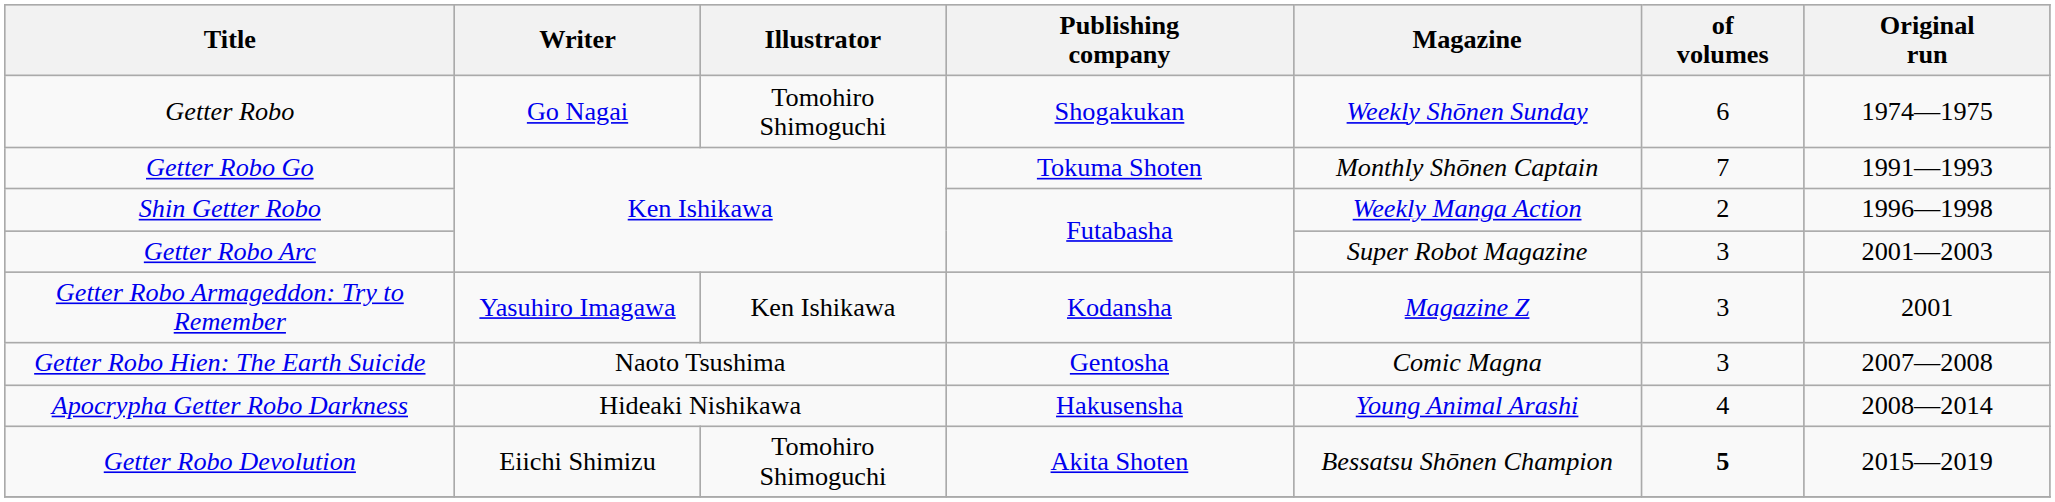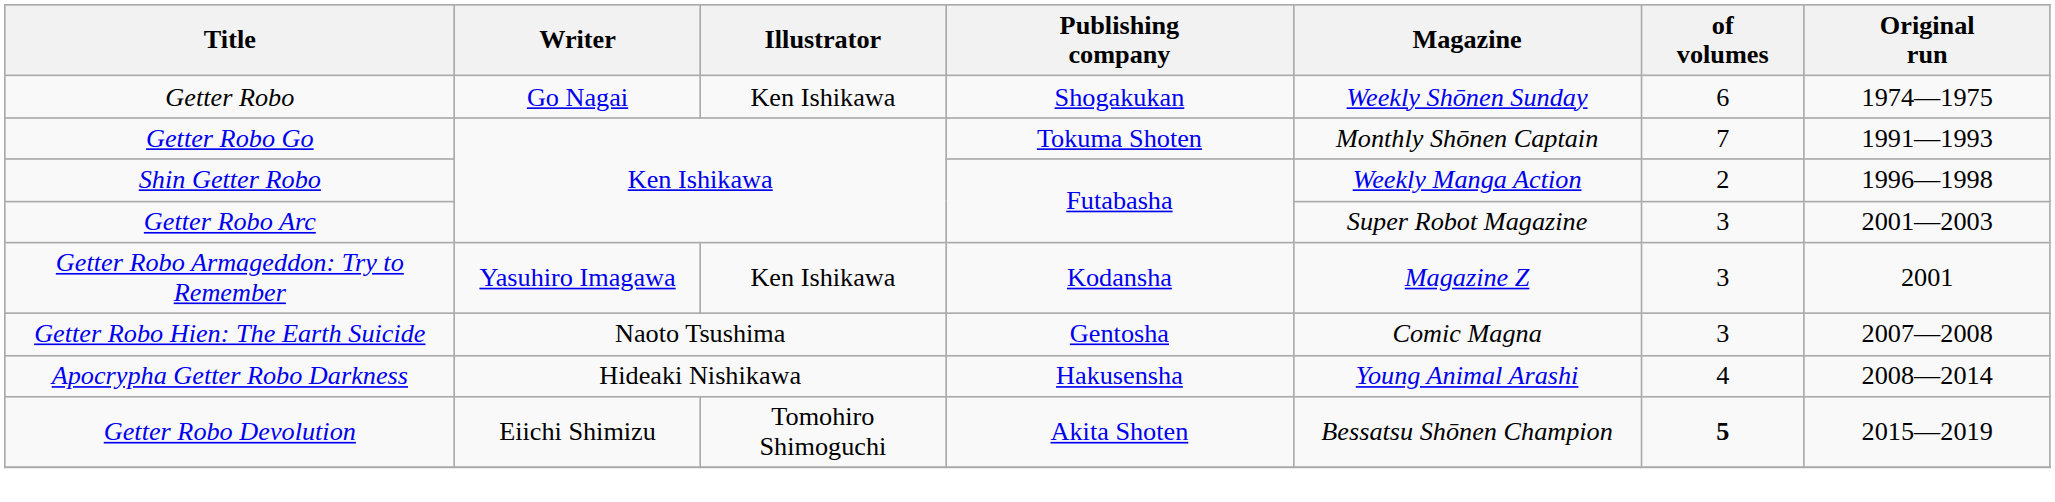(823, 111) Tomohiro Shimoguchi -> (823, 96) Ken Ishikawa
